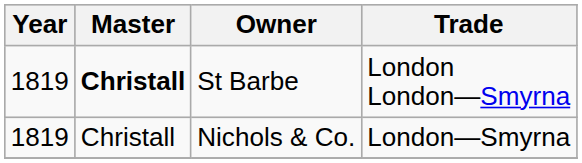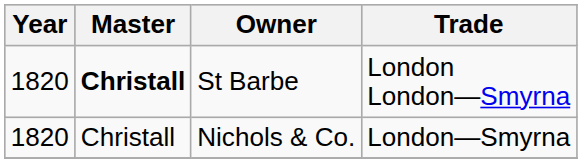(40, 81) 1819 -> (40, 81) 1820
(40, 137) 1819 -> (40, 137) 1820
